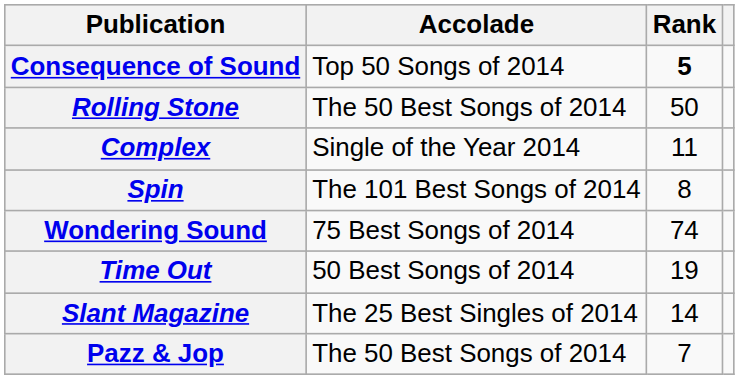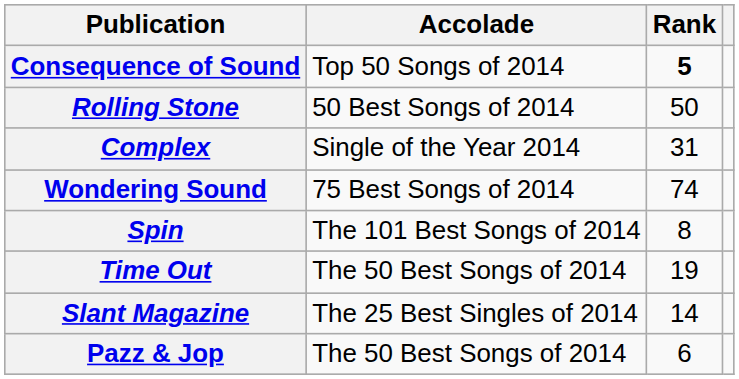(469, 107) The 50 Best Songs of 2014 -> (443, 107) 50 Best Songs of 2014
(684, 148) 11 -> (684, 148) 31
rows swapped: (156, 189) <-> (155, 230)
(443, 271) 50 Best Songs of 2014 -> (469, 271) The 50 Best Songs of 2014
(684, 353) 7 -> (684, 353) 6
